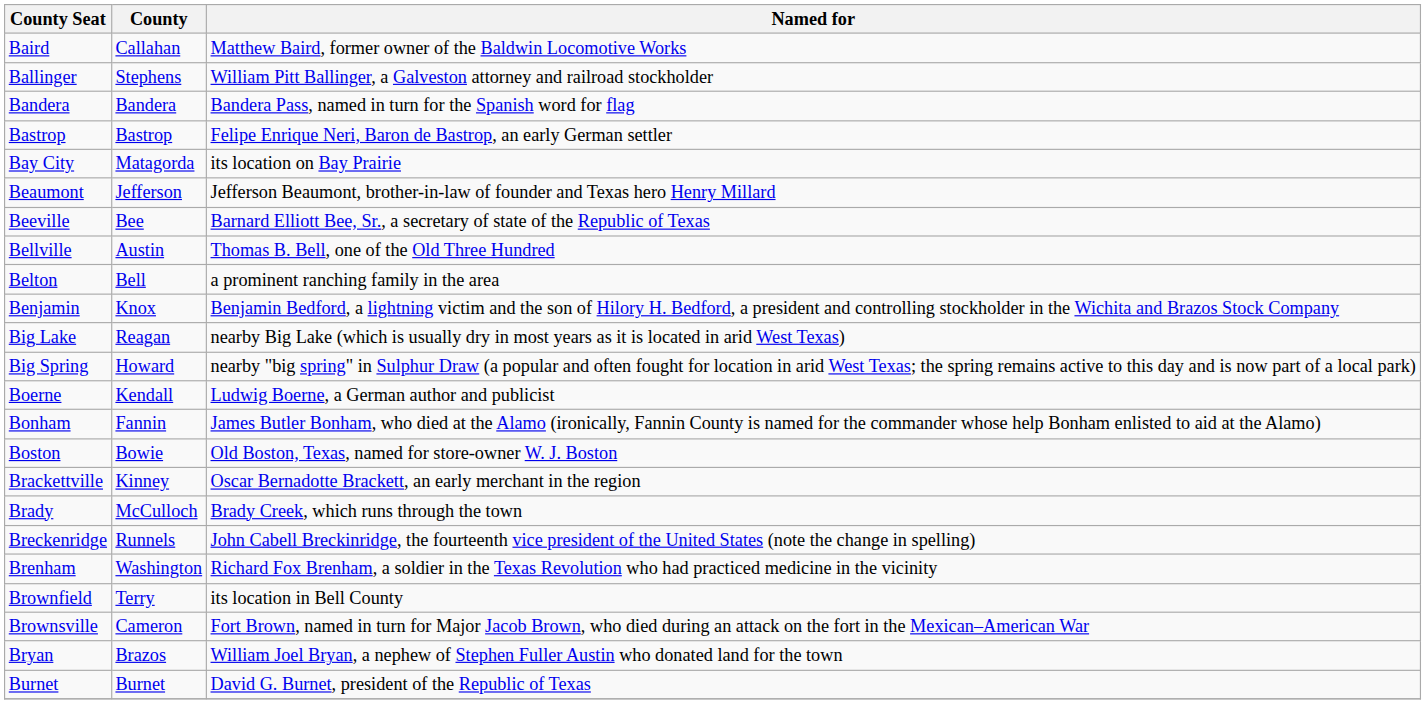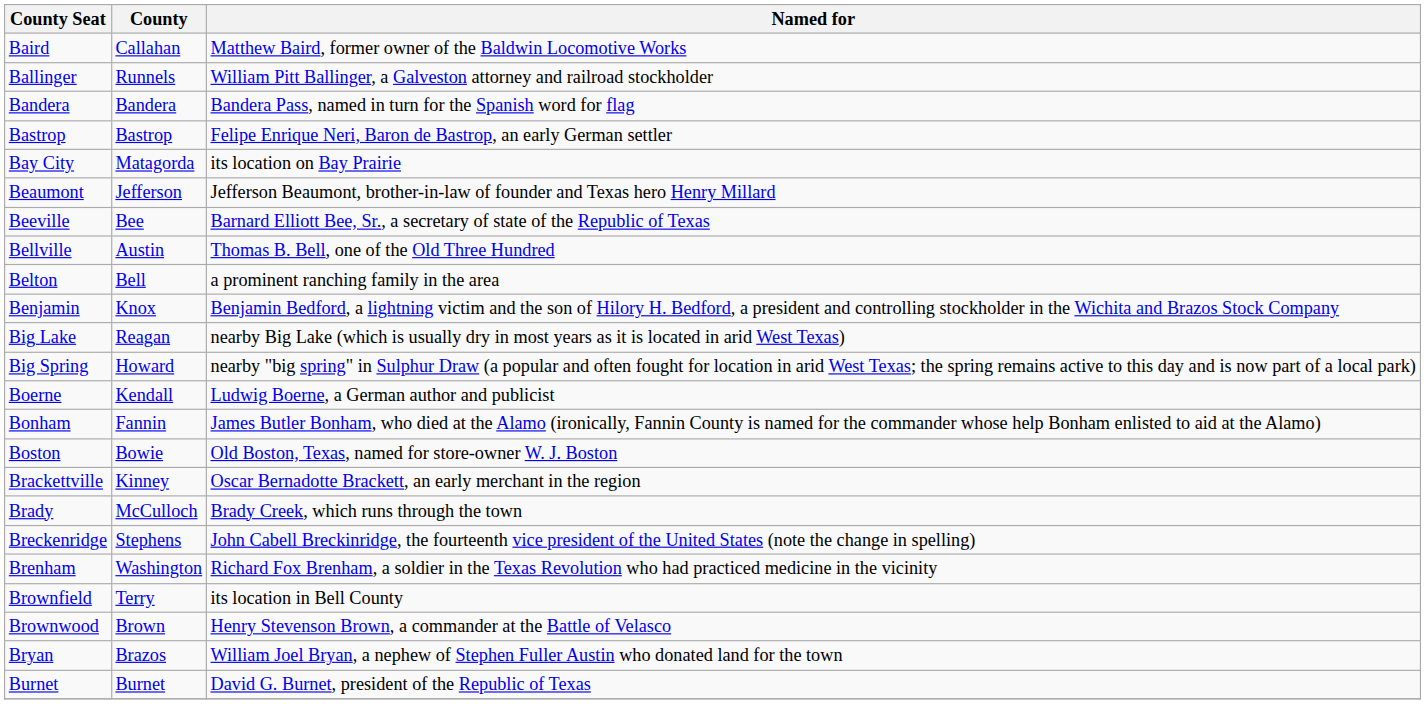(148, 76) Stephens -> (145, 76) Runnels
(145, 539) Runnels -> (148, 539) Stephens
- row: (53, 626)
+ row: (54, 626)
